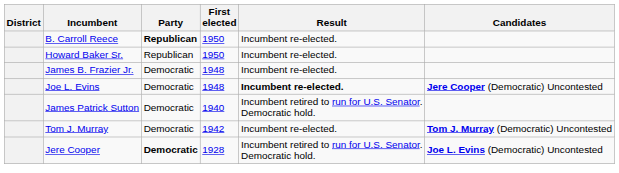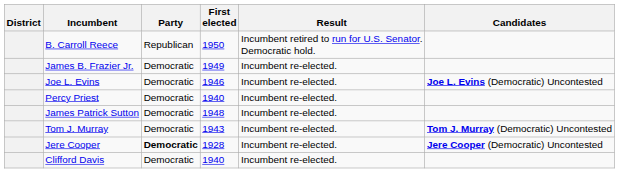(170, 39) bold -> (168, 44) normal
(289, 39) Incumbent re-elected. -> (332, 44) Incumbent retired to run for U.S. Senator. Democratic hold.
- row: (84, 54)
(213, 70) 1948 -> (213, 66) 1949
(213, 86) 1948 -> (213, 81) 1946
(292, 86) bold -> (289, 81) normal
(515, 86) Jere Cooper (Democratic) Uncontested -> (515, 81) Joe L. Evins (Democratic) Uncontested
+ row: (72, 97)
(213, 107) 1940 -> (213, 113) 1948
(332, 107) Incumbent retired to run for U.S. Senator. Democratic hold. -> (289, 113) Incumbent re-elected.
(213, 129) 1942 -> (213, 129) 1943
(332, 150) Incumbent retired to run for U.S. Senator. Democratic hold. -> (289, 144) Incumbent re-elected.
(515, 150) Joe L. Evins (Democratic) Uncontested -> (515, 144) Jere Cooper (Democratic) Uncontested
+ row: (75, 160)
